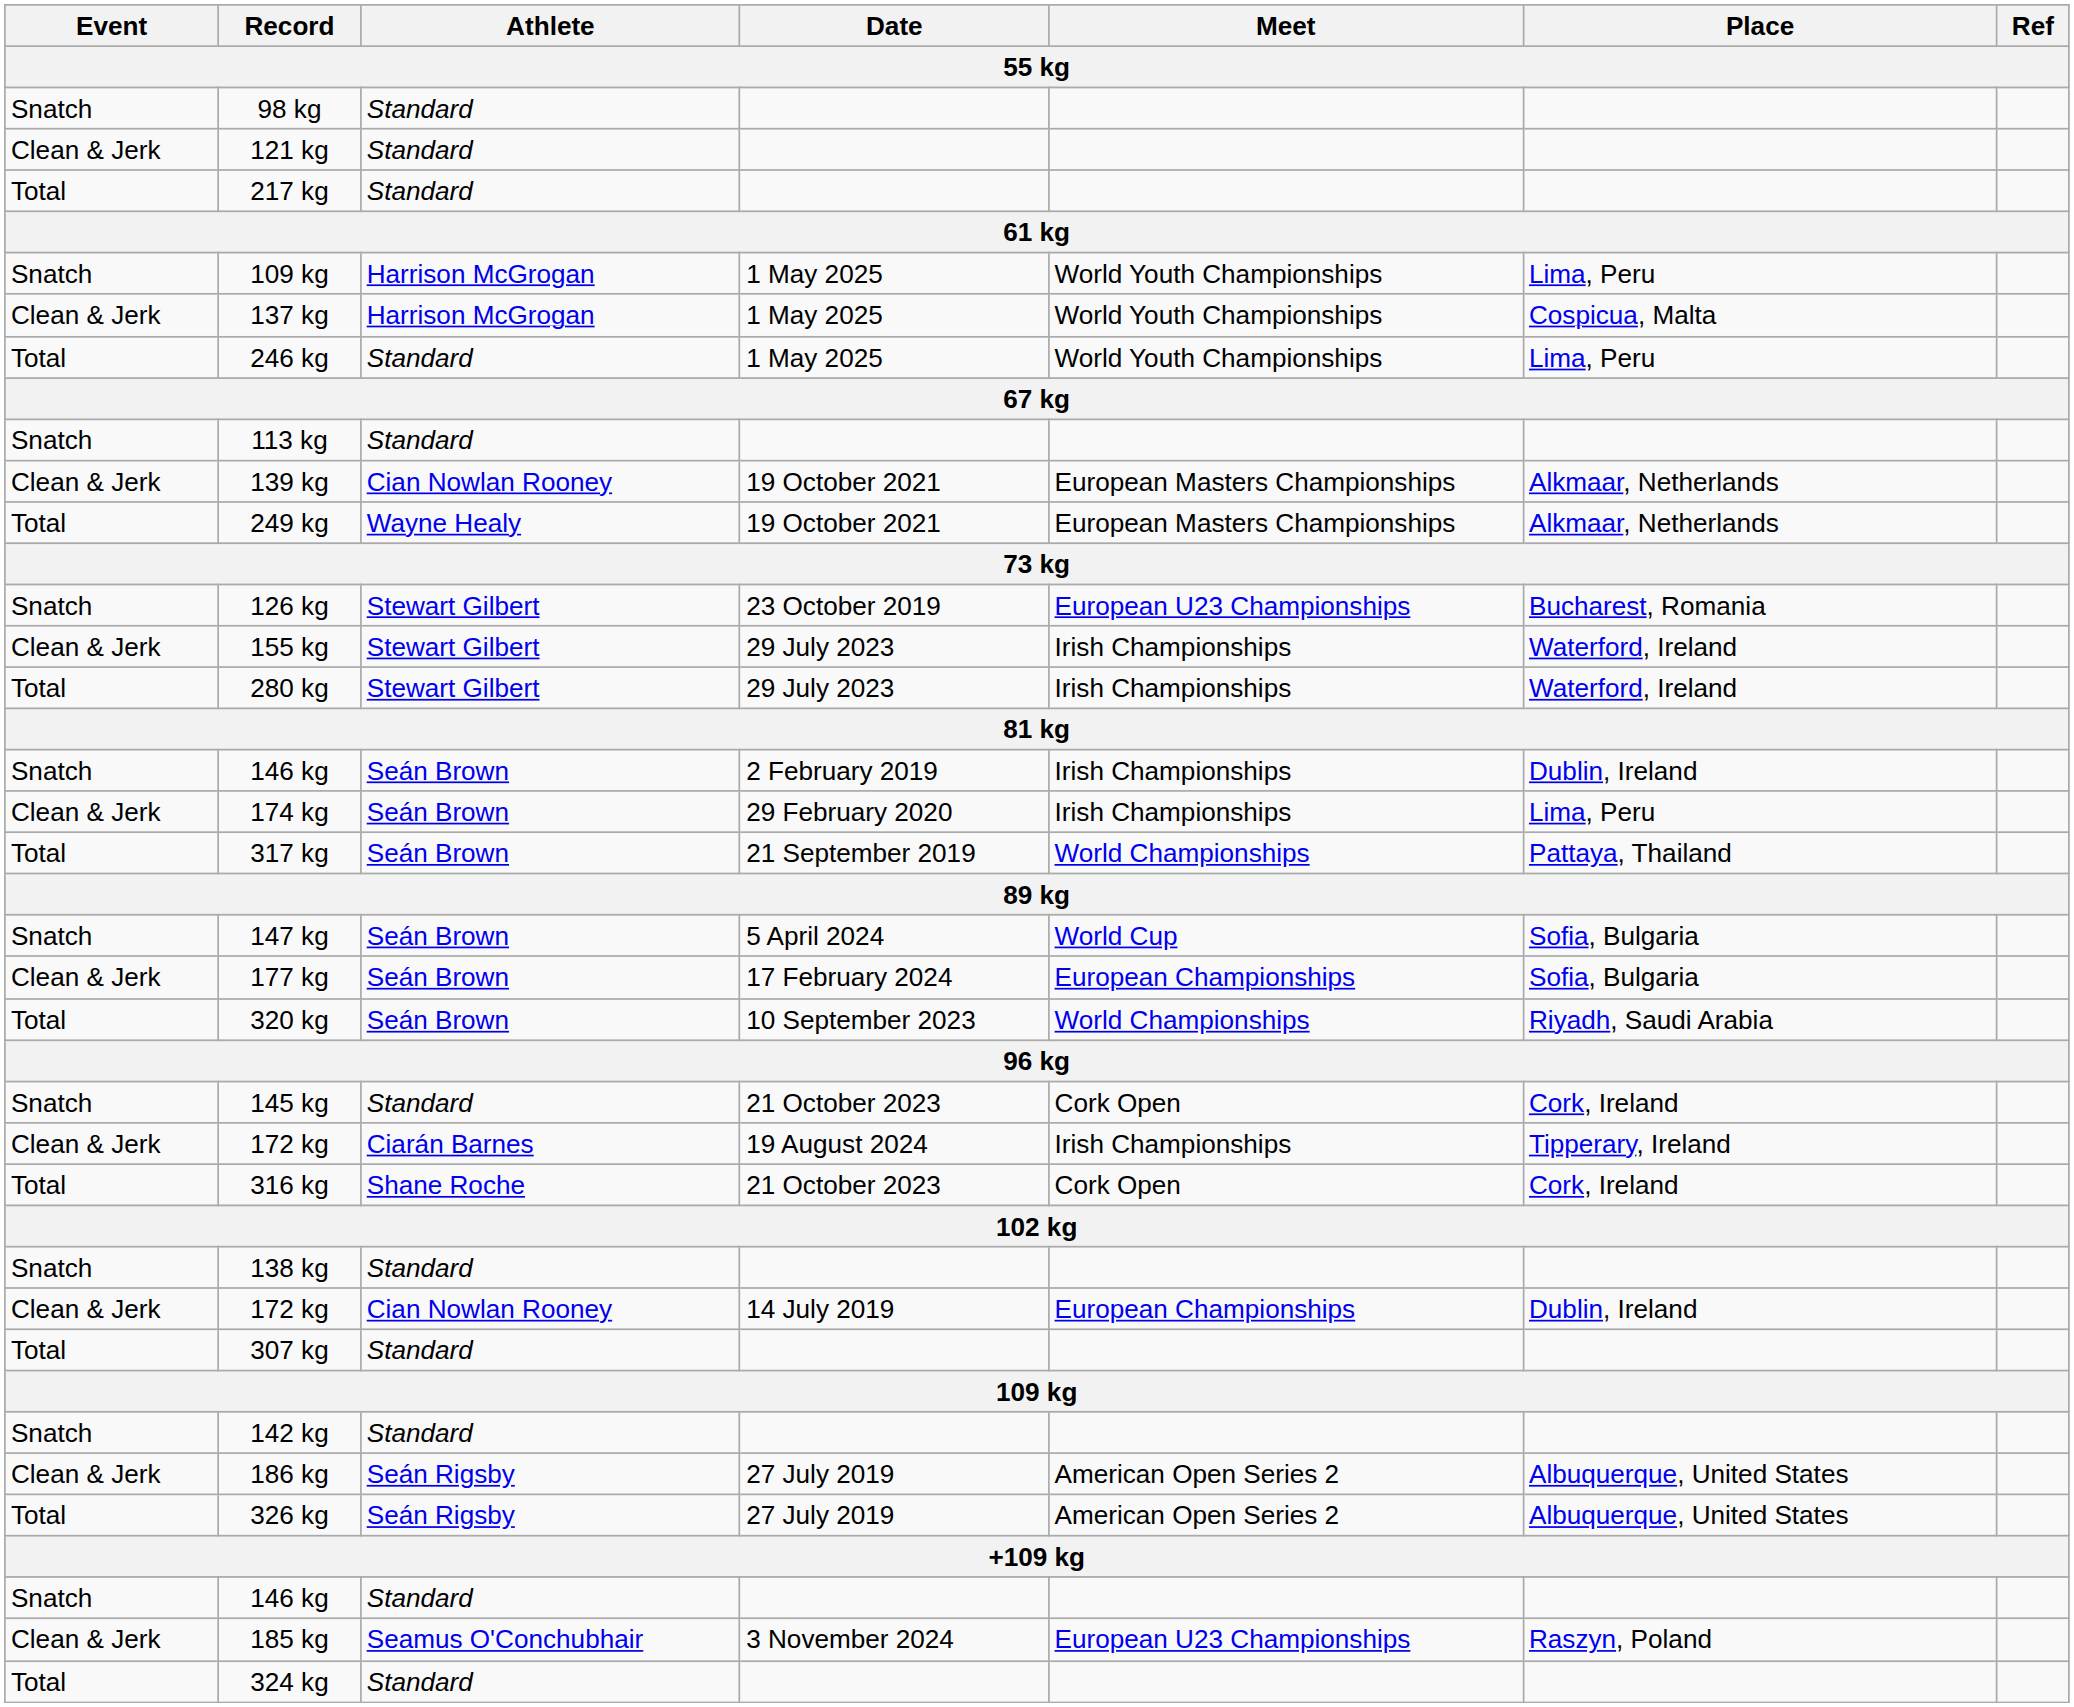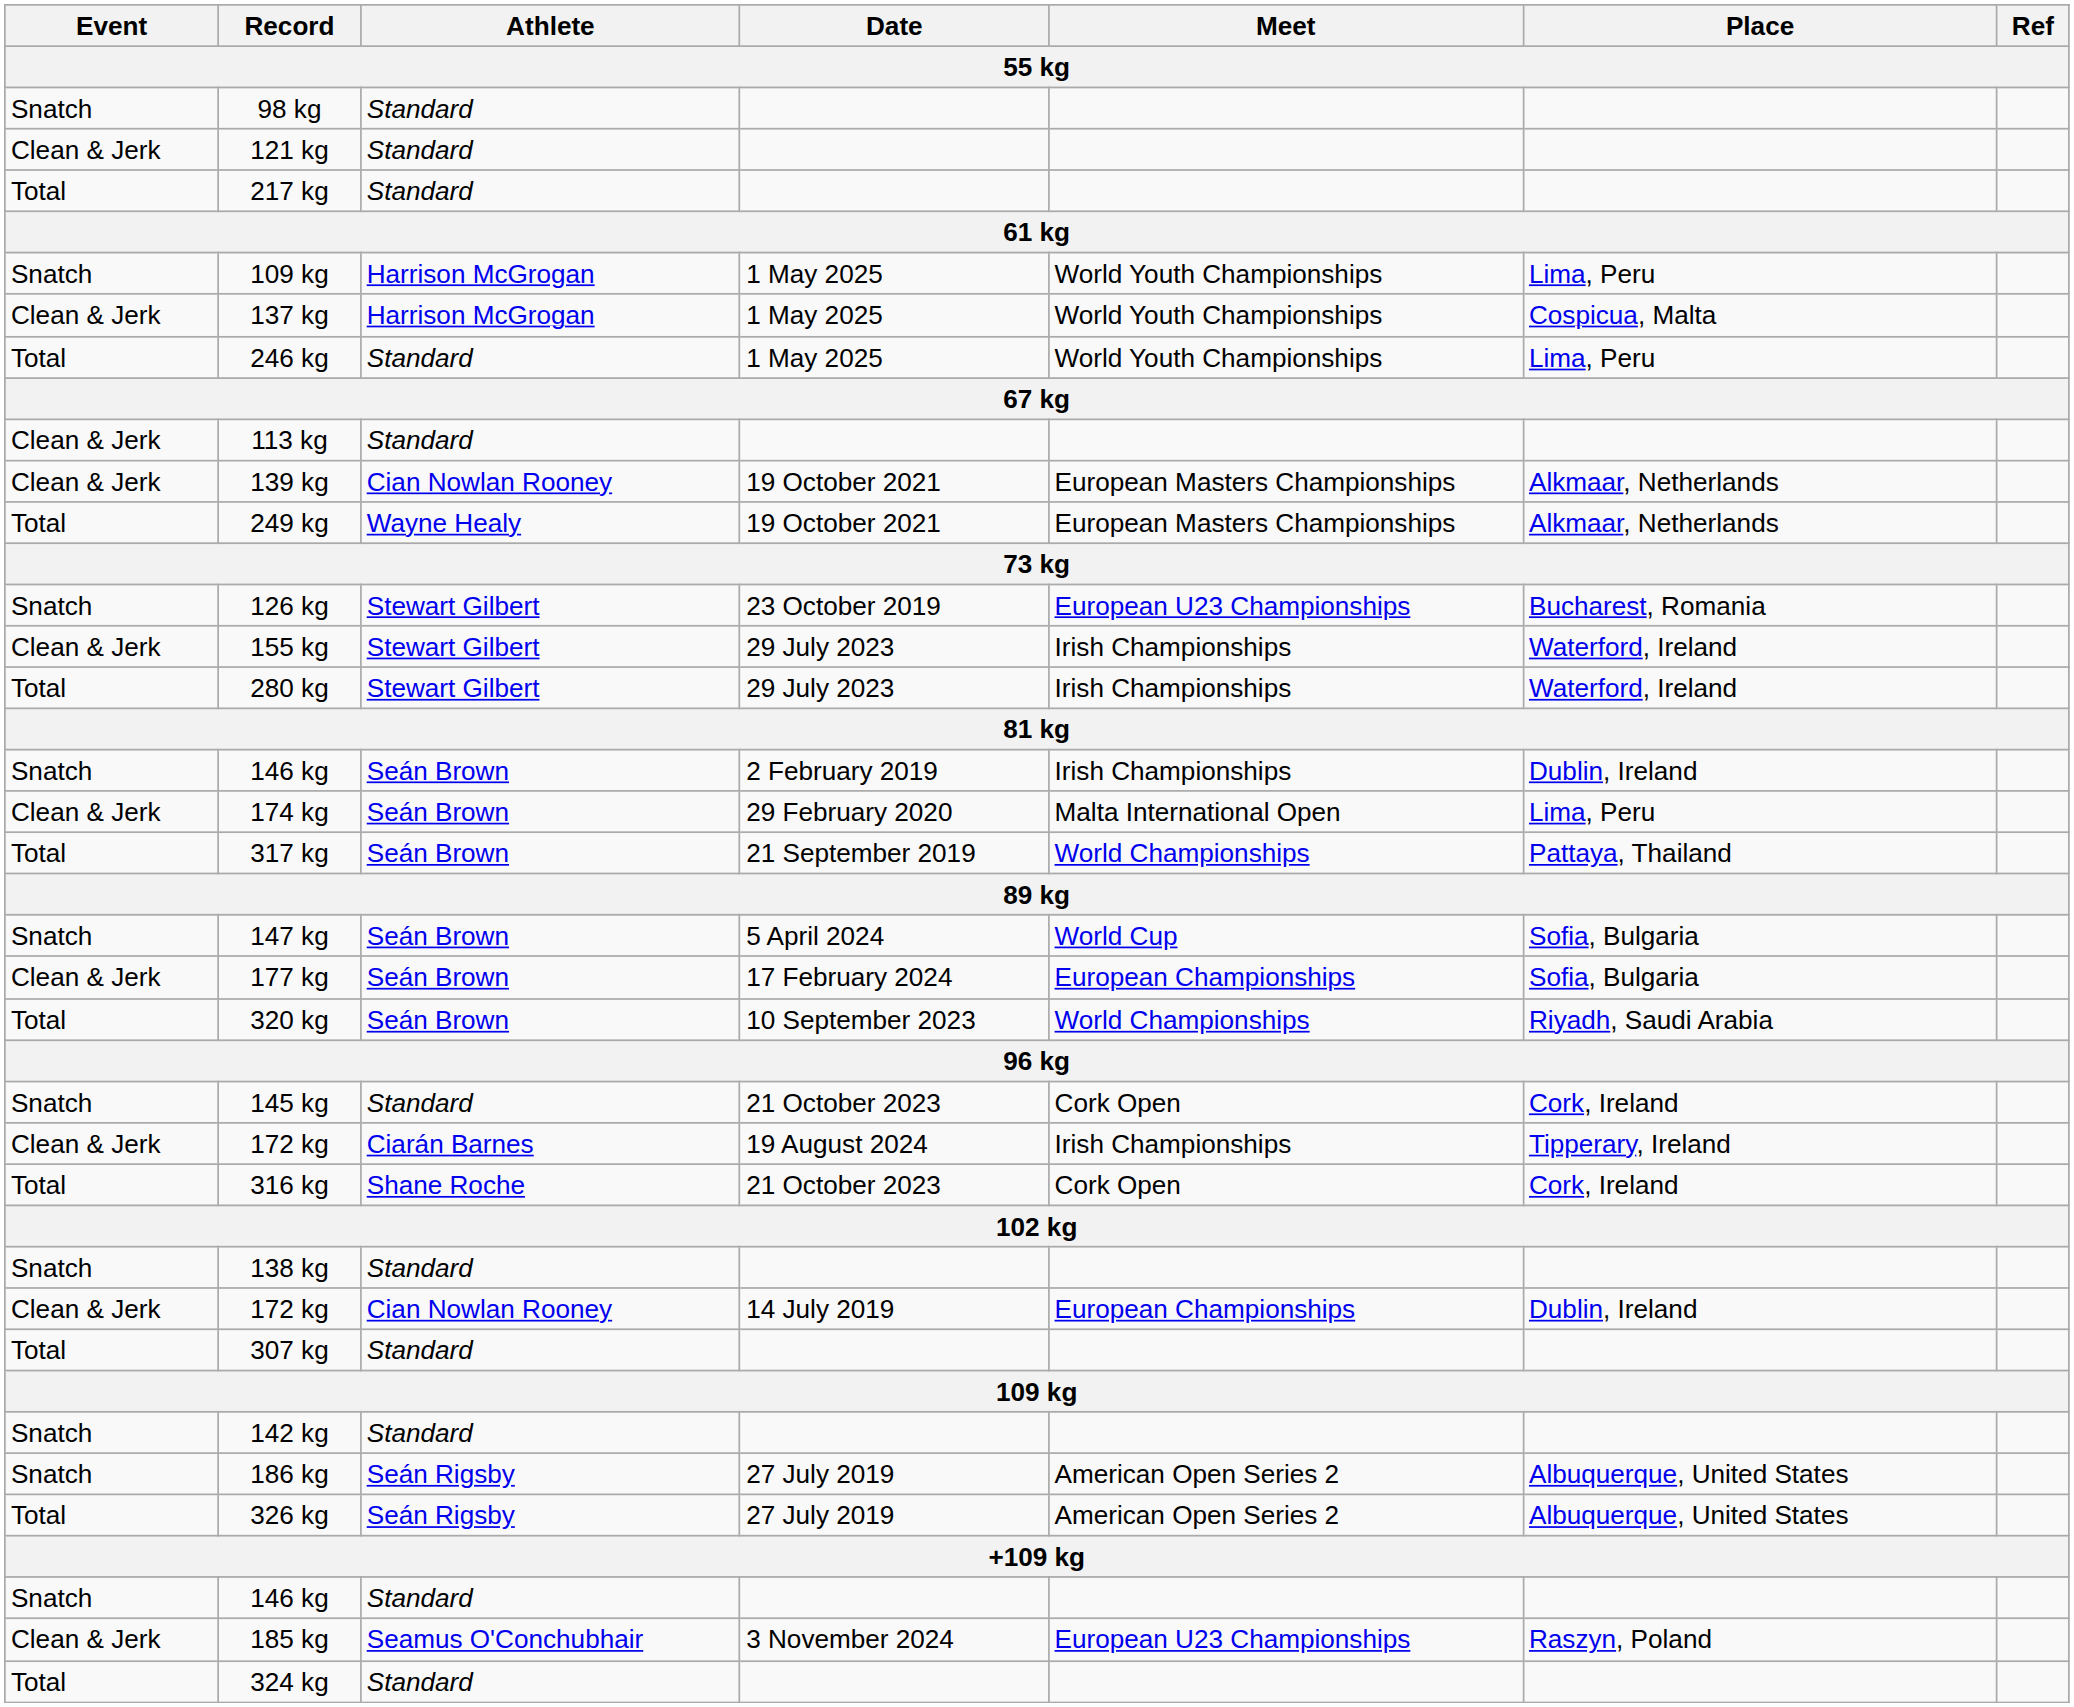(52, 440) Snatch -> (86, 440) Clean & Jerk
(1173, 812) Irish Championships -> (1198, 812) Malta International Open
(86, 1474) Clean & Jerk -> (52, 1474) Snatch
